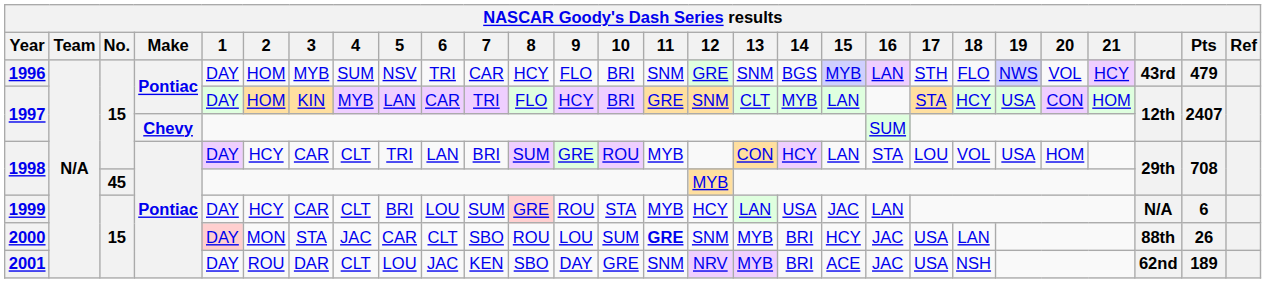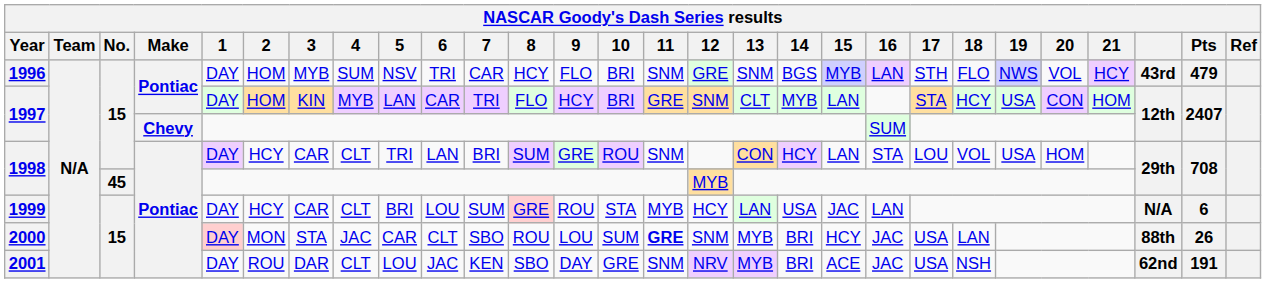(666, 155) MYB -> (666, 155) SNM
(1204, 264) 189 -> (1204, 264) 191
